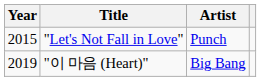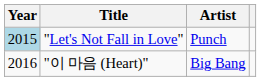(22, 39) no background -> (22, 39) lightblue background
(22, 63) 2019 -> (22, 63) 2016
